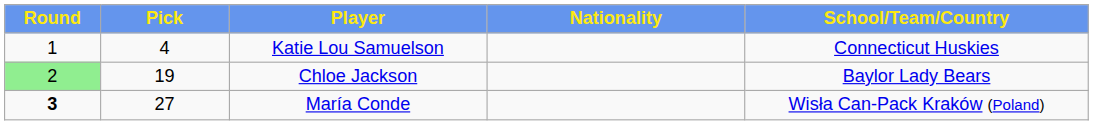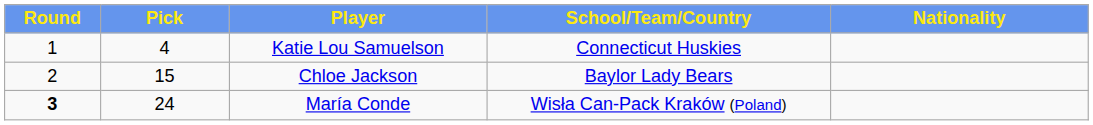columns swapped: (616, 18) <-> (917, 18)
(52, 76) lightgreen background -> (52, 76) no background
(165, 76) 19 -> (165, 76) 15
(165, 104) 27 -> (165, 104) 24
